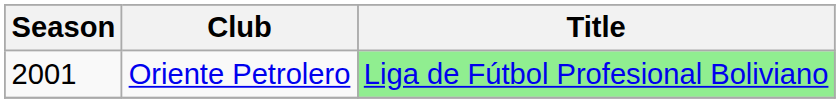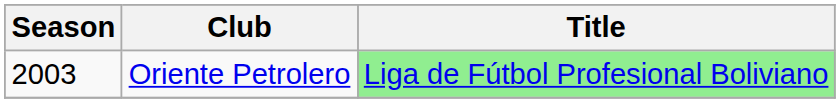(44, 73) 2001 -> (44, 73) 2003
